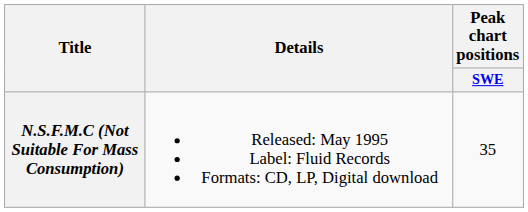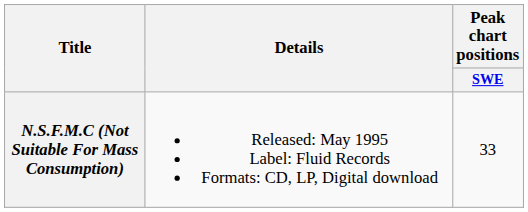(488, 149) 35 -> (488, 149) 33
